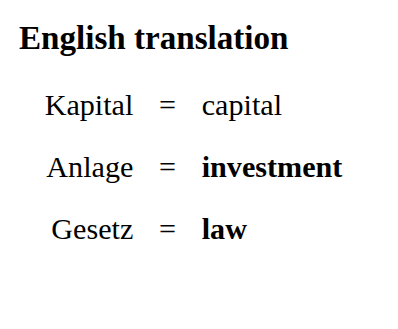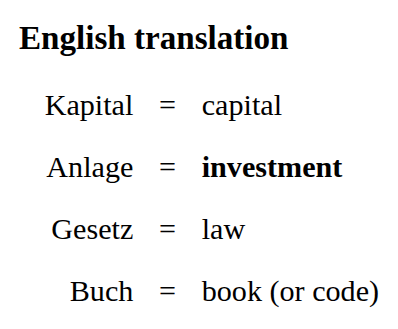(224, 229) bold -> (223, 229) normal
+ row: (102, 291)
